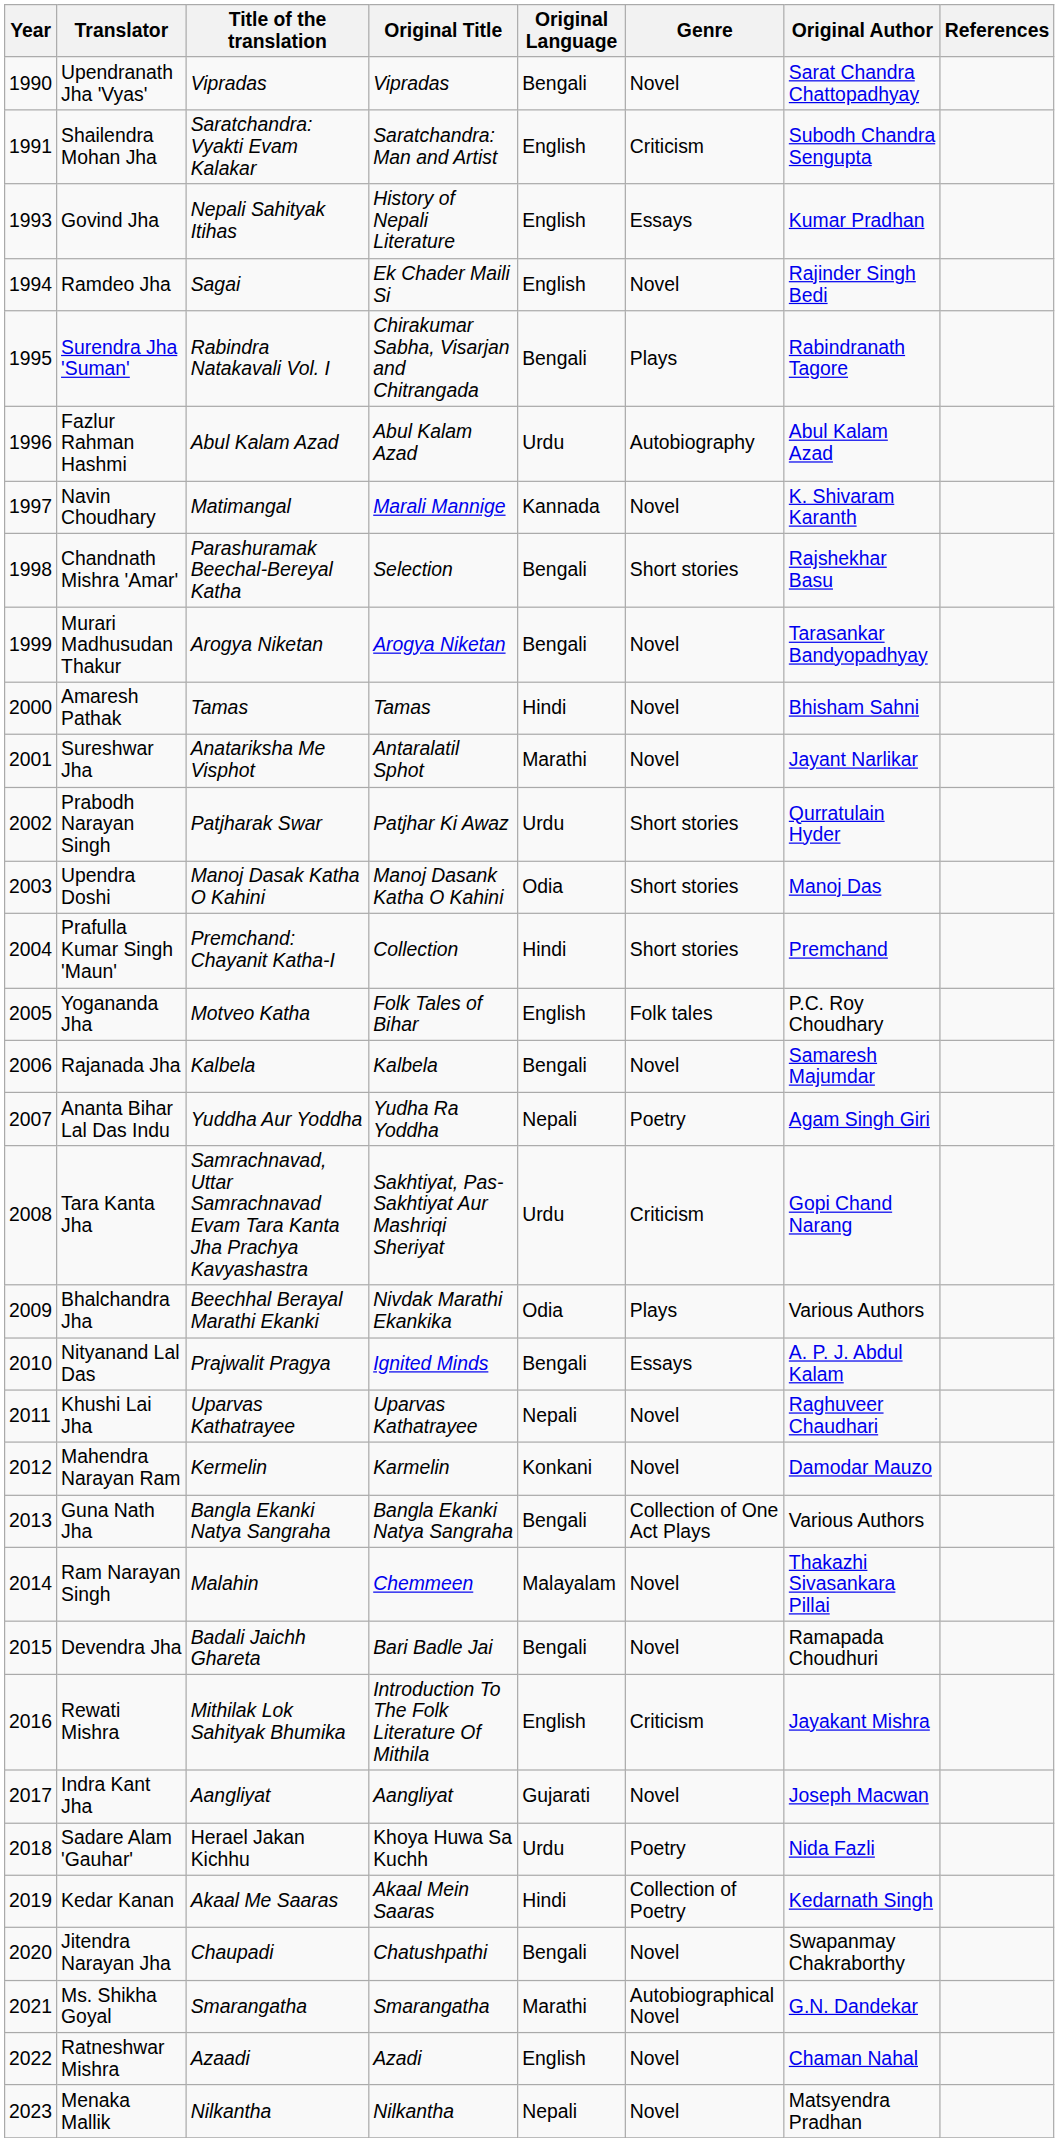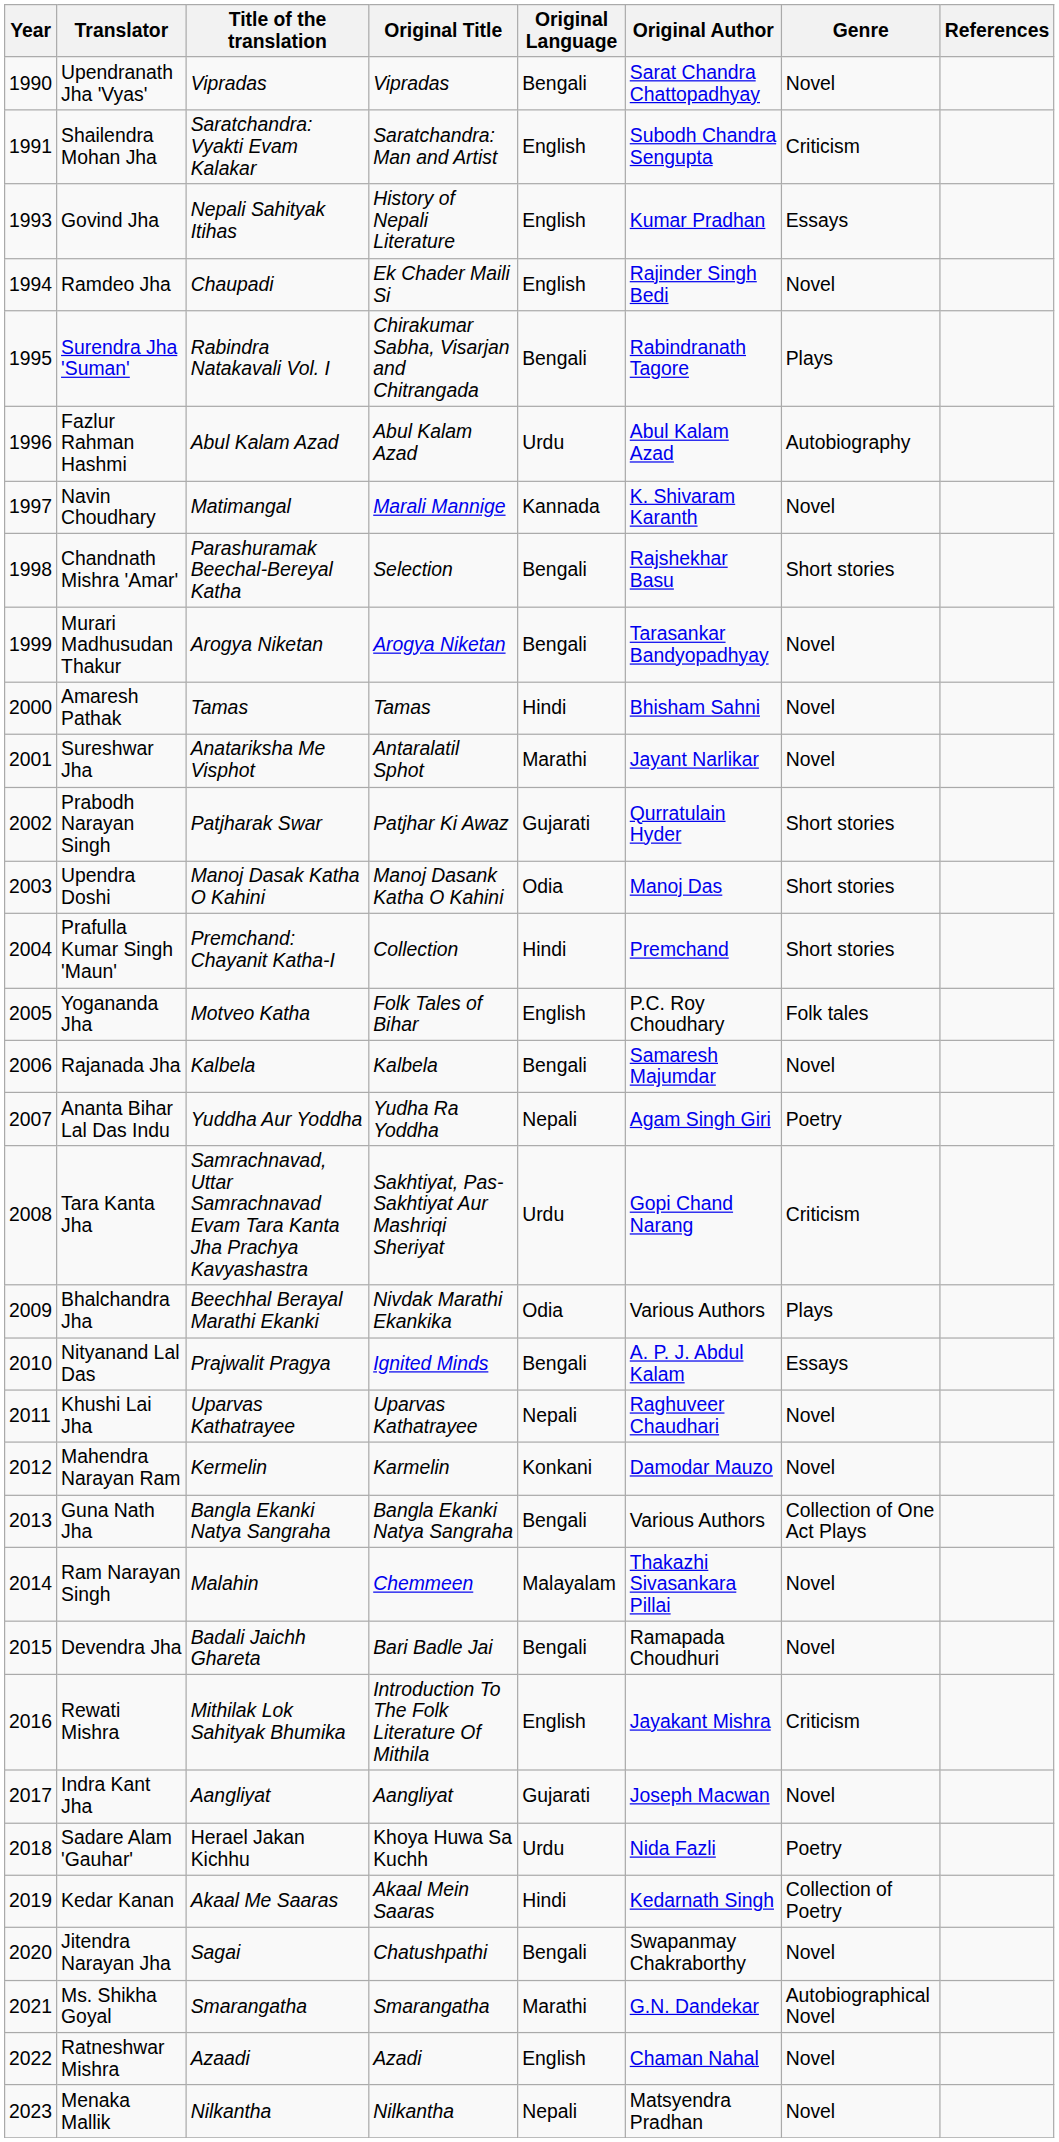columns swapped: (705, 30) <-> (862, 30)
(215, 284) Sagai -> (232, 284) Chaupadi
(543, 823) Urdu -> (556, 823) Gujarati
(232, 1953) Chaupadi -> (215, 1953) Sagai
